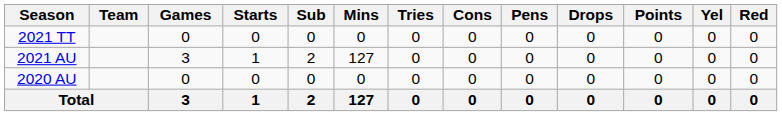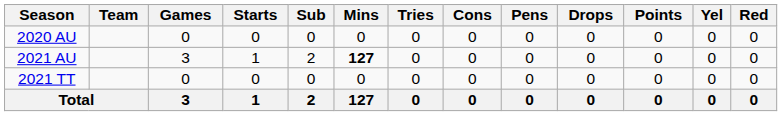rows swapped: (47, 78) <-> (47, 36)
(361, 57) normal -> (361, 57) bold
